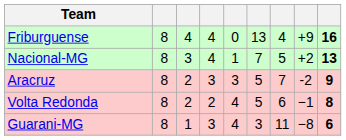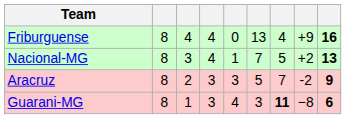- row: (53, 102)
(282, 124) normal -> (282, 102) bold
